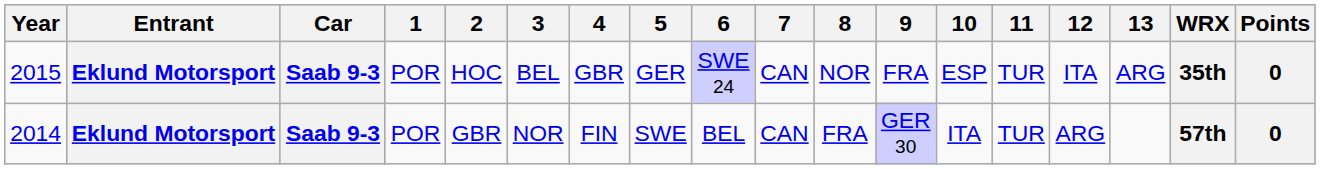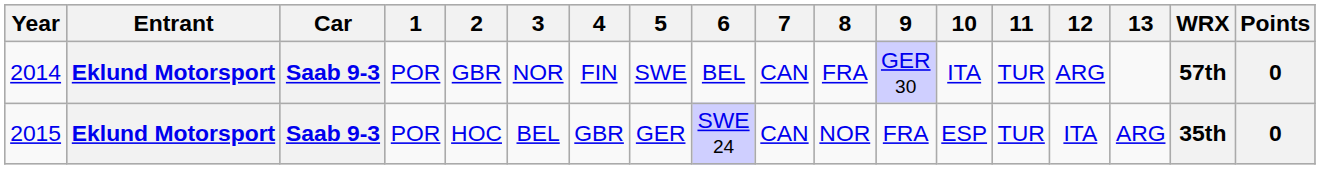rows swapped: (36, 134) <-> (36, 72)
